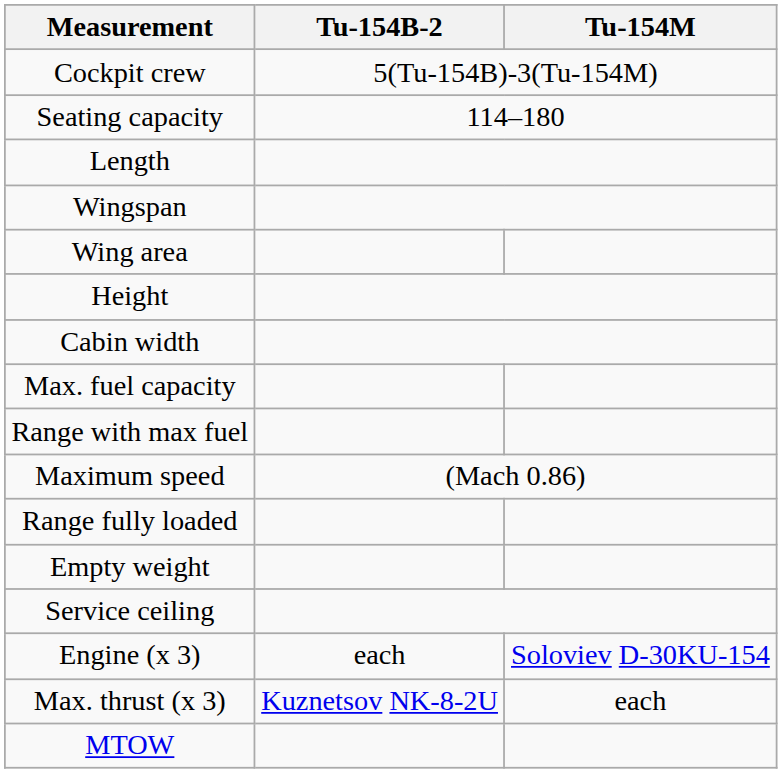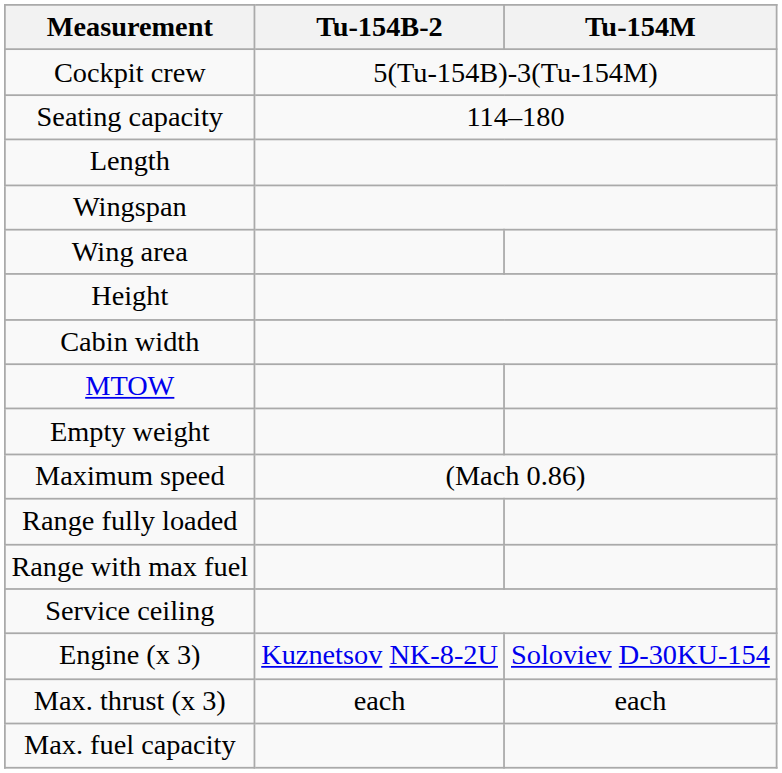rows swapped: (130, 745) <-> (130, 386)
rows swapped: (130, 565) <-> (130, 431)
(380, 655) each -> (380, 655) Kuznetsov NK-8-2U
(380, 700) Kuznetsov NK-8-2U -> (380, 700) each
